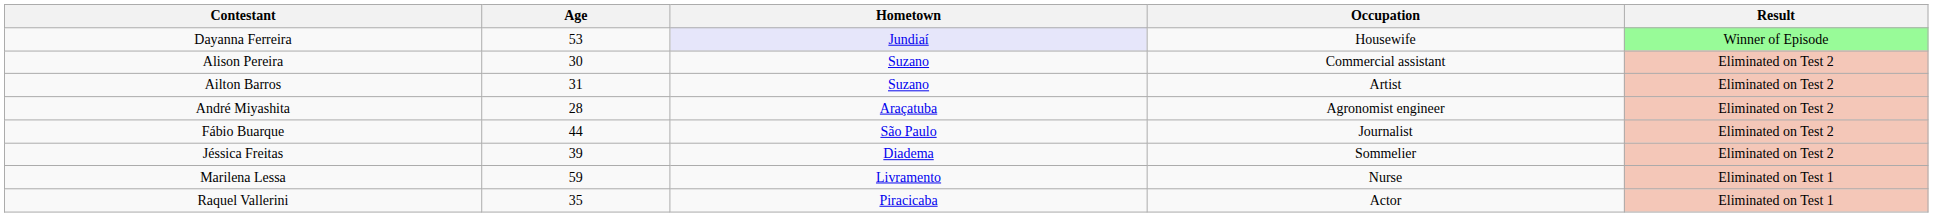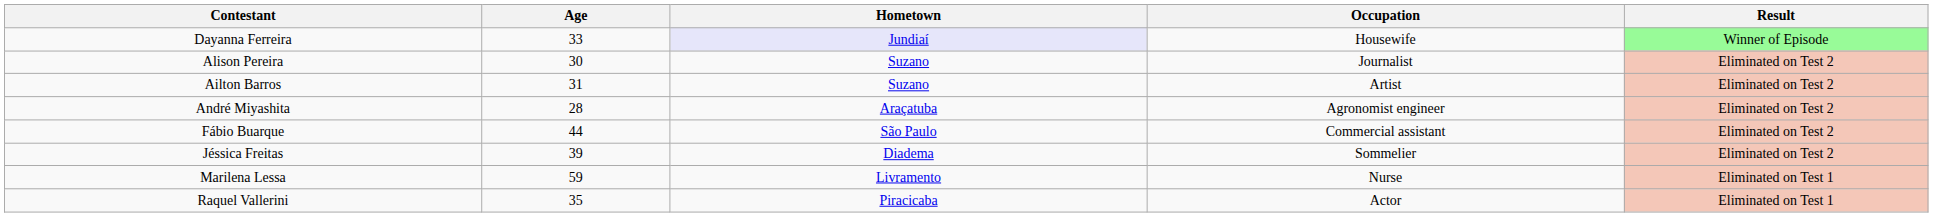(576, 39) 53 -> (576, 39) 33
(1386, 62) Commercial assistant -> (1386, 62) Journalist
(1386, 131) Journalist -> (1386, 131) Commercial assistant
